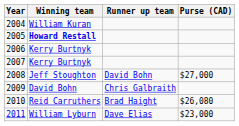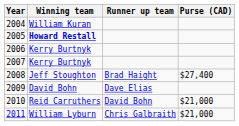(128, 75) David Bohn -> (131, 75) Brad Haight
(197, 75) $27,000 -> (197, 75) $27,400
(140, 88) Chris Galbraith -> (128, 88) Dave Elias
(131, 101) Brad Haight -> (128, 101) David Bohn
(197, 101) $26,080 -> (197, 101) $21,000
(128, 114) Dave Elias -> (140, 114) Chris Galbraith
(197, 114) $23,000 -> (197, 114) $21,000
